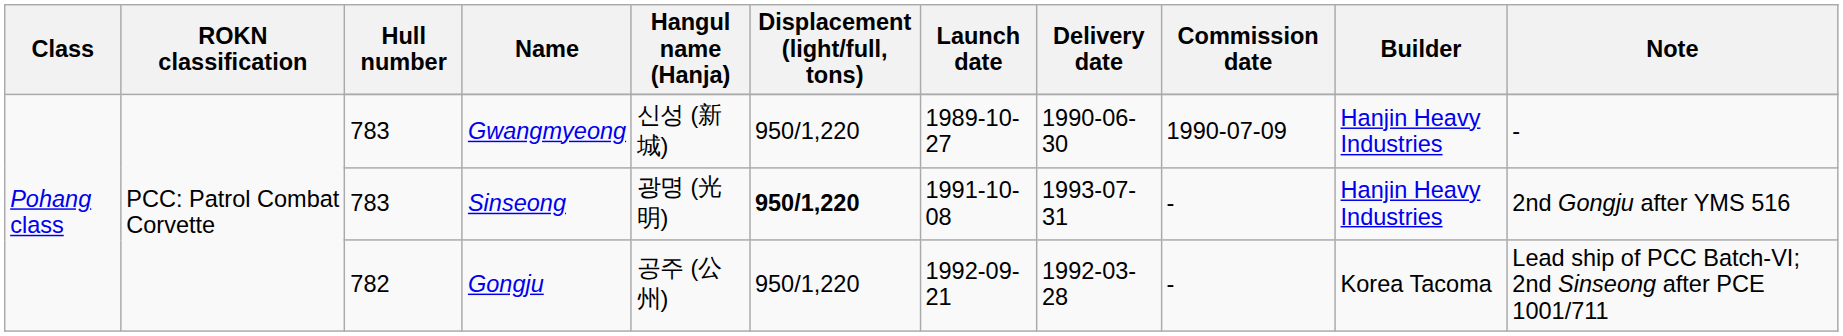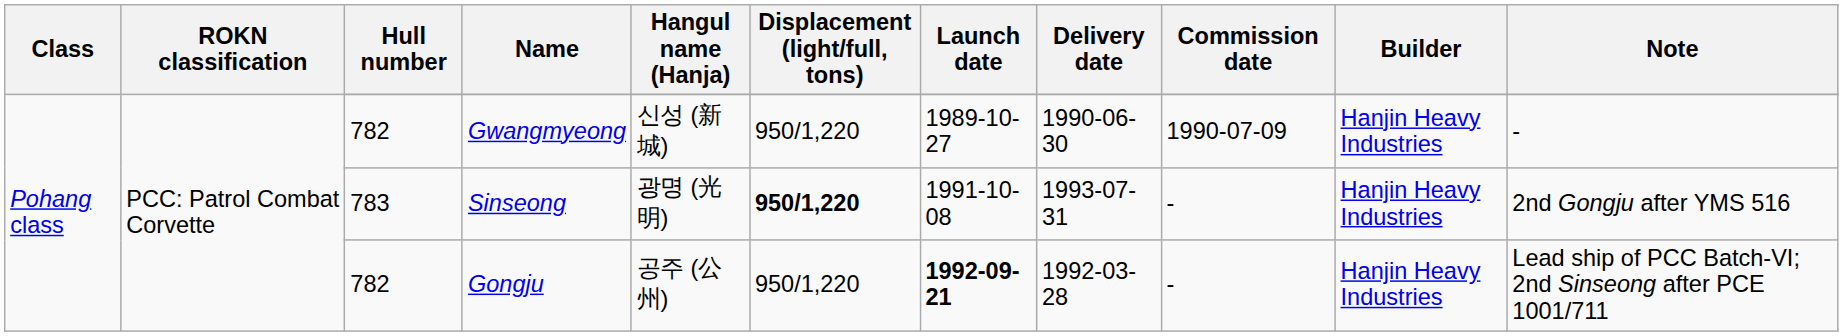(370, 131) 783 -> (370, 131) 782
(973, 284) normal -> (973, 284) bold
(1416, 284) Korea Tacoma -> (1411, 284) Hanjin Heavy Industries
